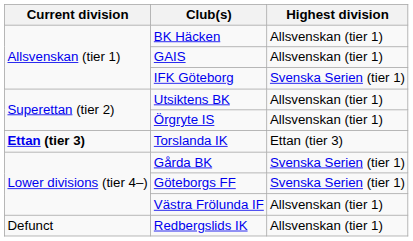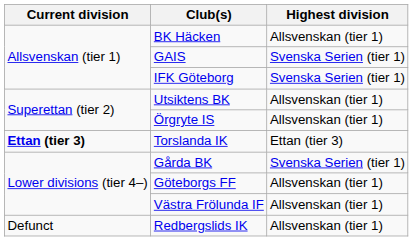(326, 57) Allsvenskan (tier 1) -> (337, 57) Svenska Serien (tier 1)
(337, 183) Svenska Serien (tier 1) -> (326, 183) Allsvenskan (tier 1)
